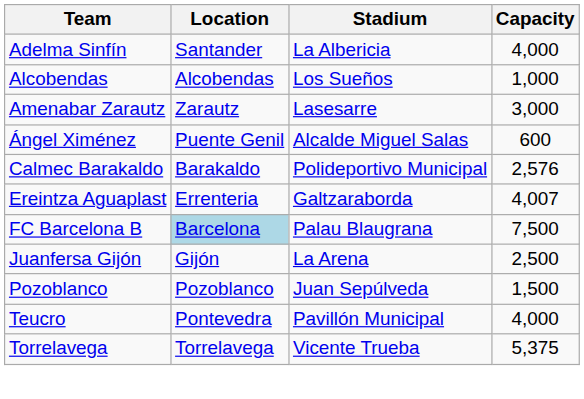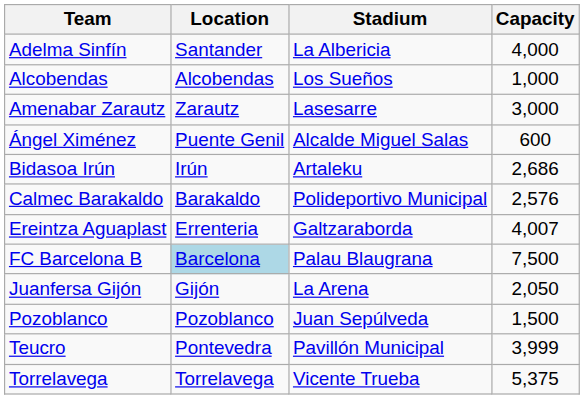+ row: (62, 169)
(535, 259) 2,500 -> (535, 288) 2,050
(535, 318) 4,000 -> (535, 348) 3,999
